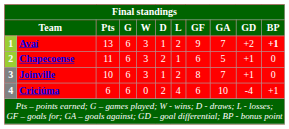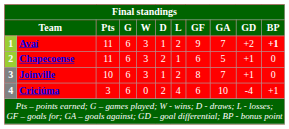(108, 43) 13 -> (108, 43) 11
(108, 91) 6 -> (108, 91) 3
